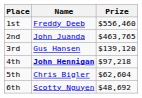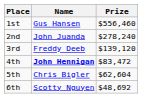(59, 23) Freddy Deeb -> (57, 23) Gus Hansen
(117, 36) $463,765 -> (117, 36) $278,240
(57, 49) Gus Hansen -> (59, 49) Freddy Deeb
(115, 62) $97,218 -> (115, 62) $83,472
